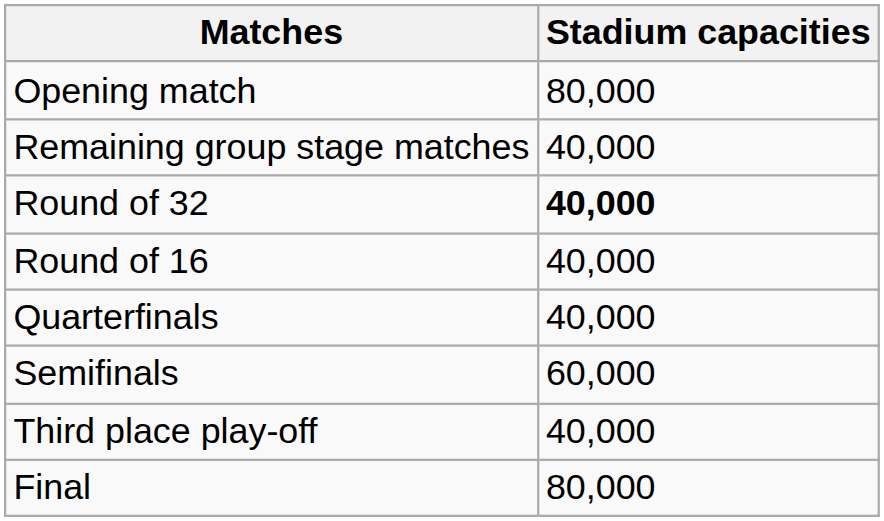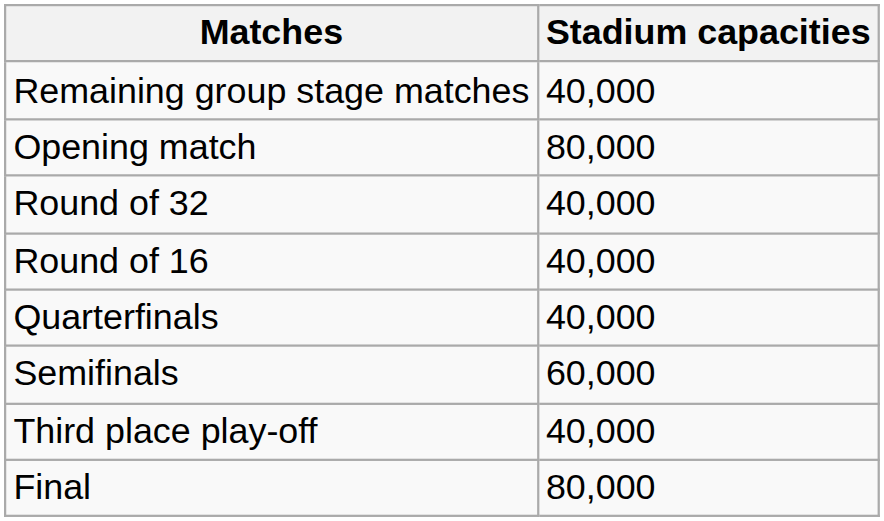rows swapped: (135, 89) <-> (271, 146)
(601, 203) bold -> (601, 203) normal
